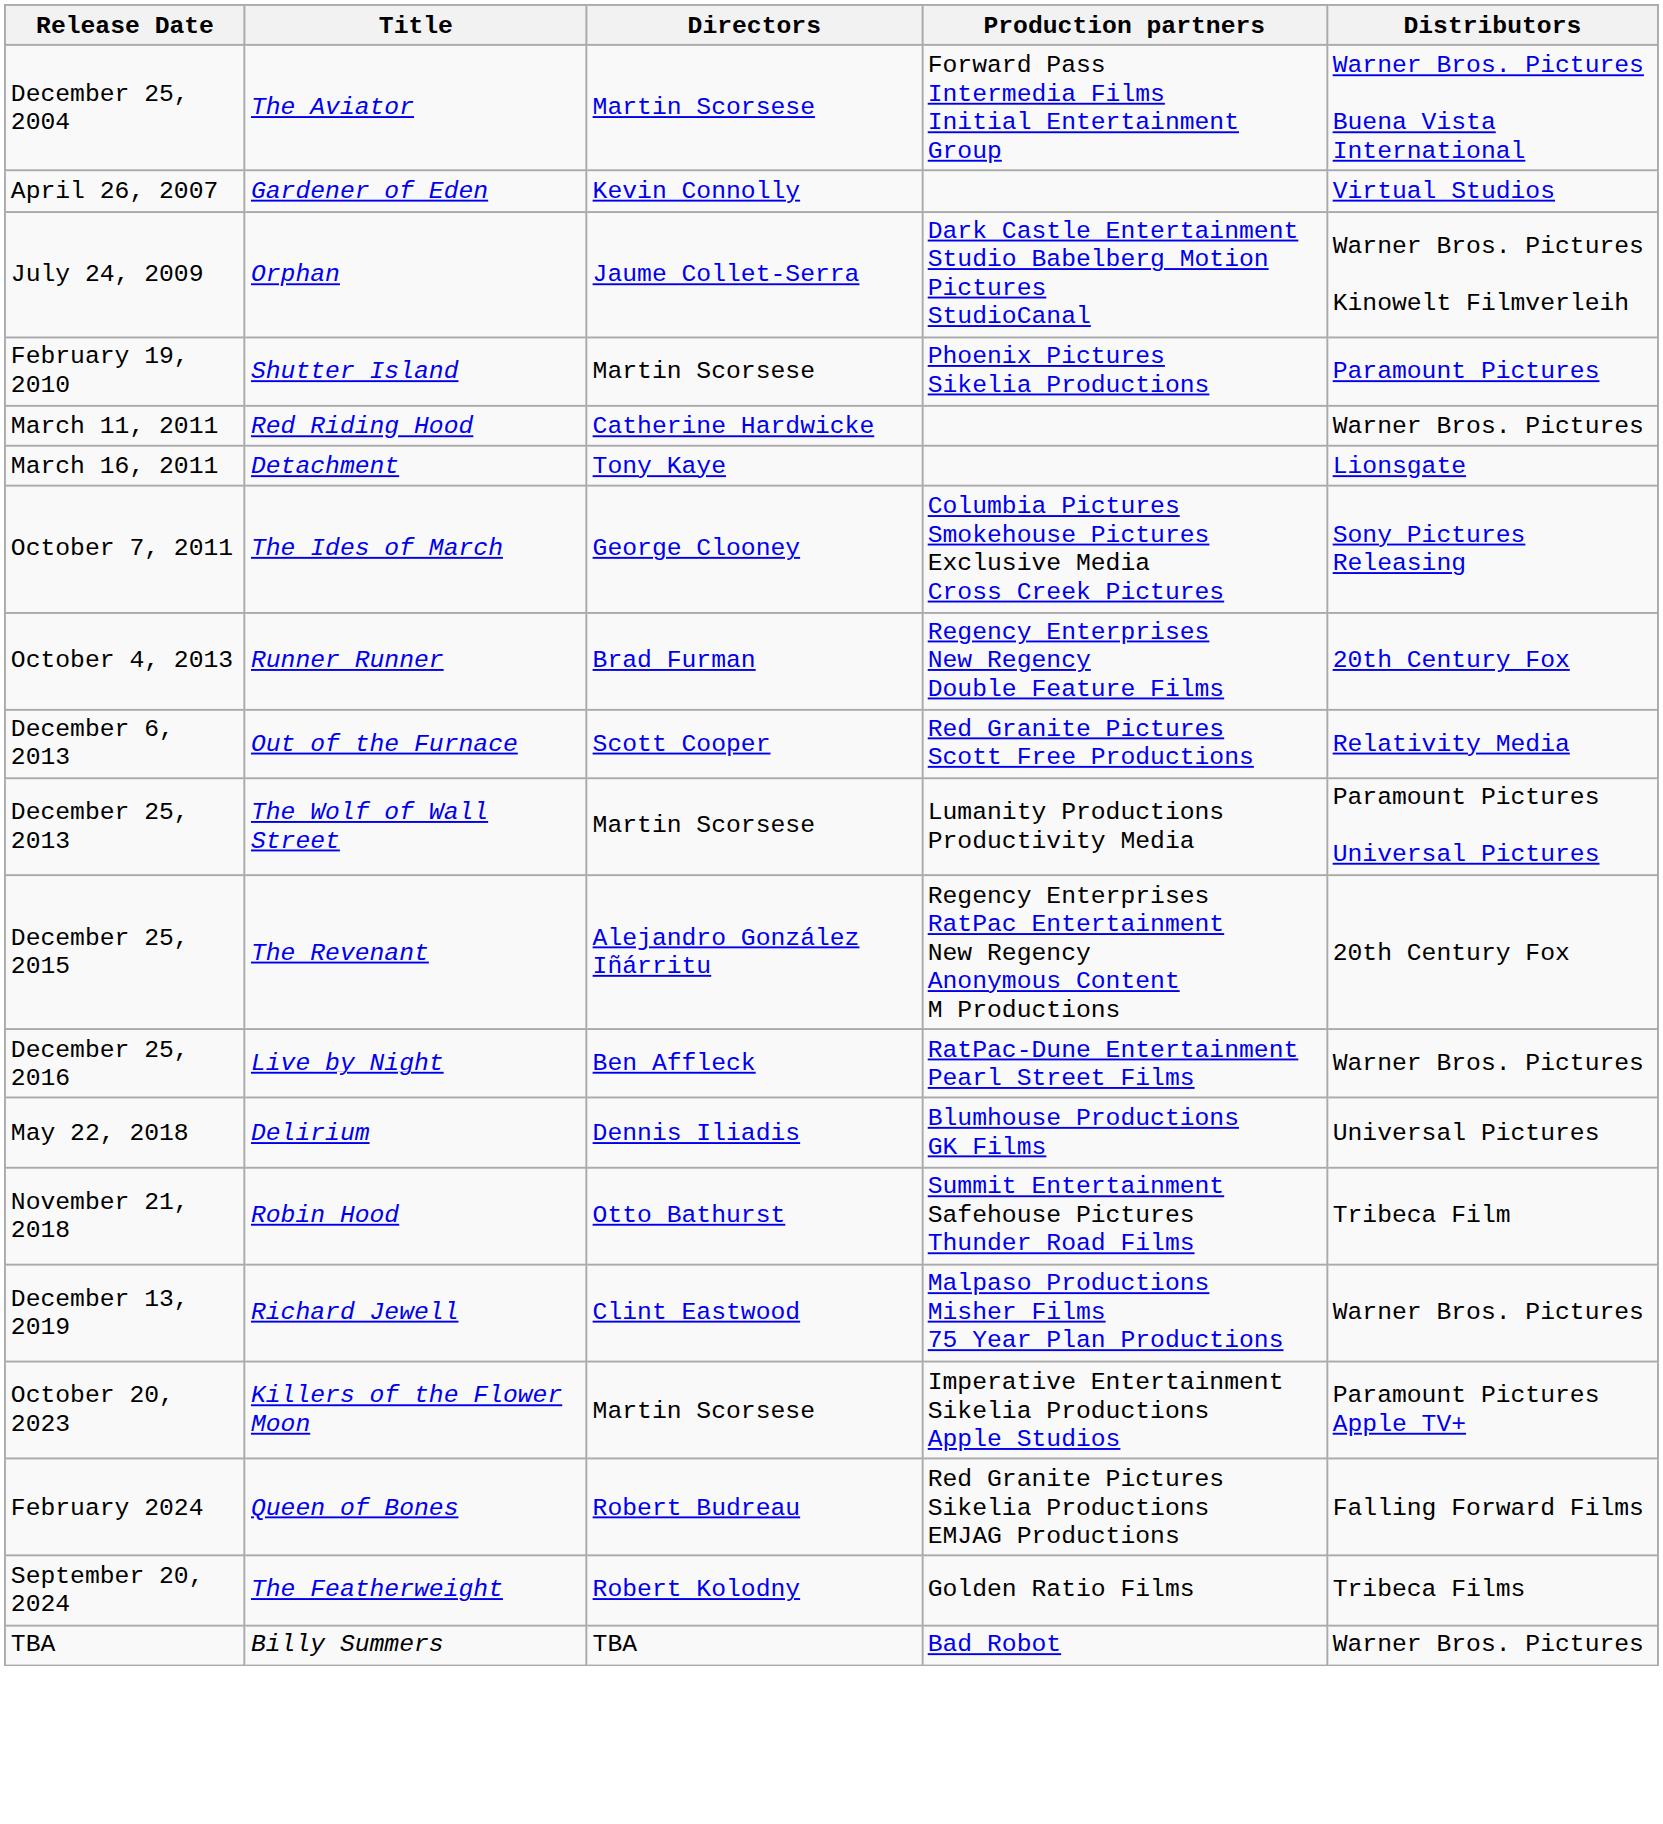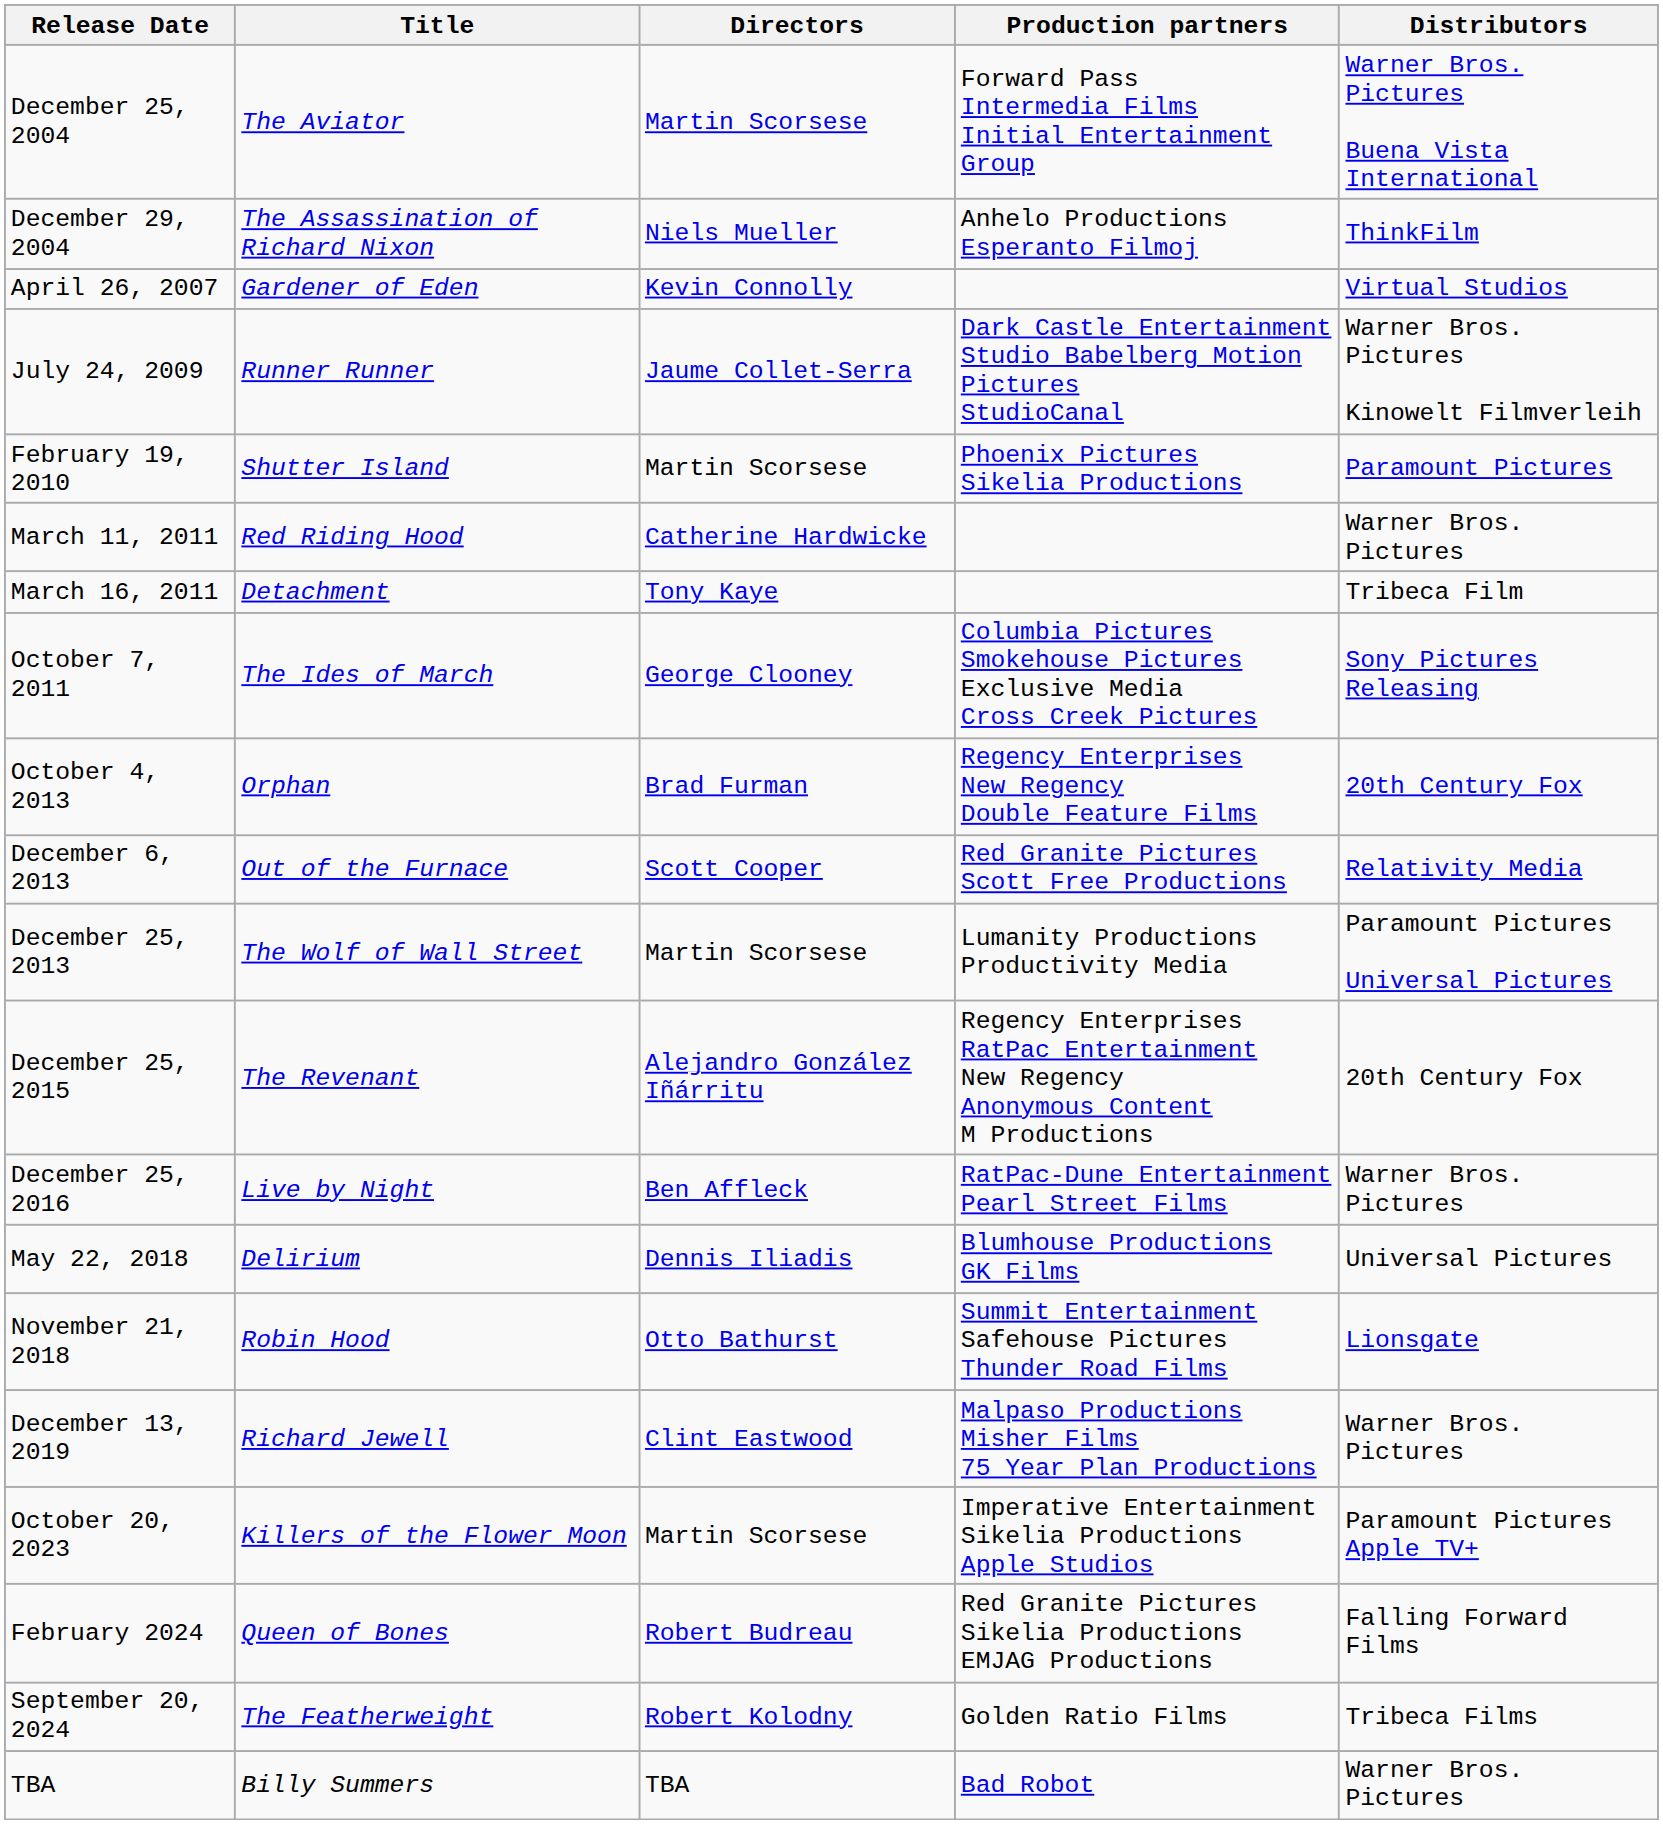+ row: (100, 234)
(295, 274) Orphan -> (338, 371) Runner Runner
(1399, 466) Lionsgate -> (1434, 592) Tribeca Film
(347, 661) Runner Runner -> (286, 786) Orphan
(1422, 1216) Tribeca Film -> (1412, 1341) Lionsgate
